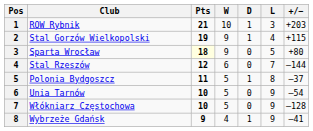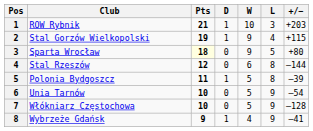columns swapped: (226, 11) <-> (249, 11)
(272, 65) 7 -> (272, 65) 8
(296, 79) –37 -> (296, 79) –39
